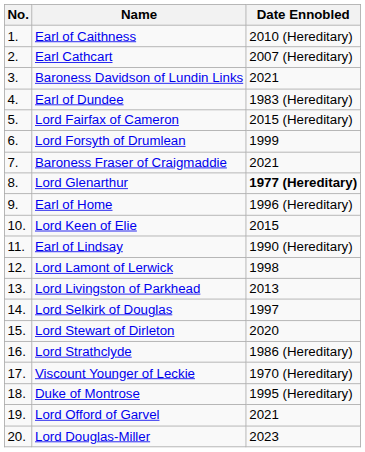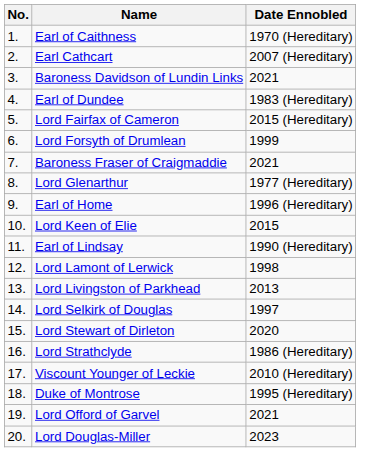(301, 36) 2010 (Hereditary) -> (301, 36) 1970 (Hereditary)
(303, 183) bold -> (301, 183) normal
(301, 373) 1970 (Hereditary) -> (301, 373) 2010 (Hereditary)
